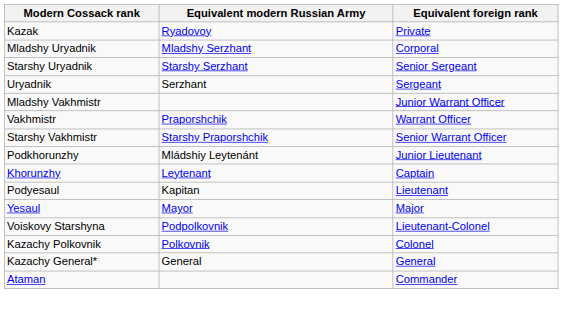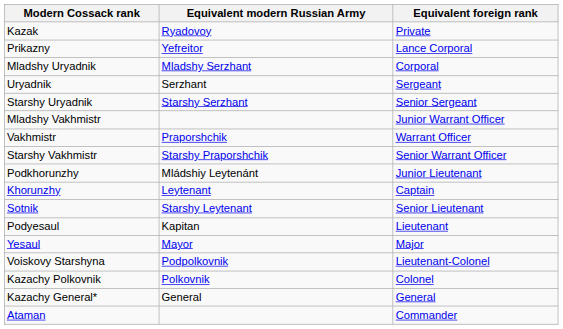+ row: (28, 48)
rows swapped: (29, 84) <-> (50, 66)
+ row: (22, 208)
